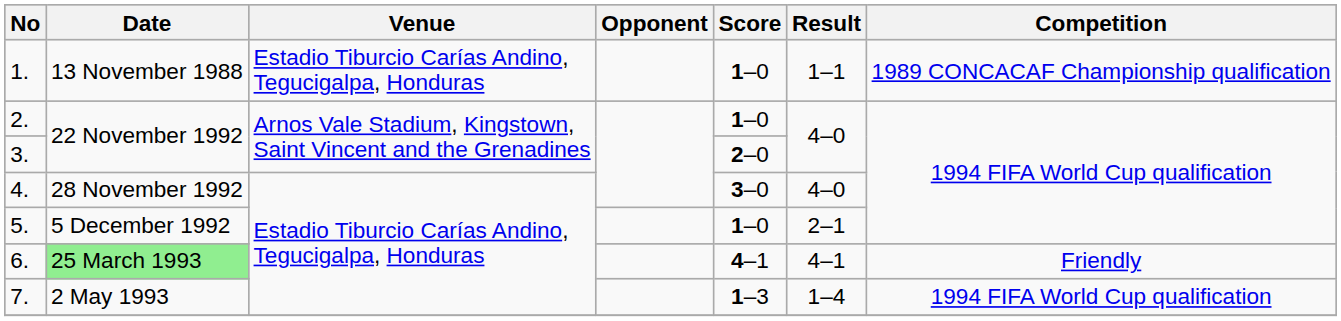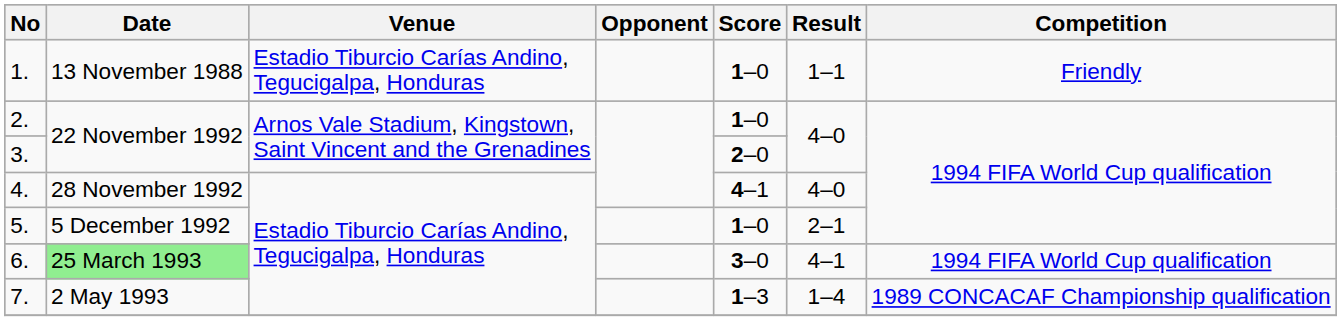(1101, 70) 1989 CONCACAF Championship qualification -> (1101, 70) Friendly
(750, 189) 3–0 -> (750, 189) 4–1
(750, 261) 4–1 -> (750, 261) 3–0
(1101, 261) Friendly -> (1101, 261) 1994 FIFA World Cup qualification
(1101, 296) 1994 FIFA World Cup qualification -> (1101, 296) 1989 CONCACAF Championship qualification
